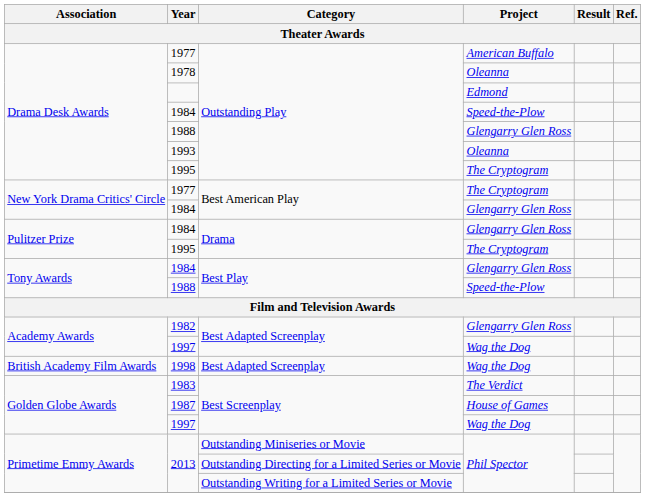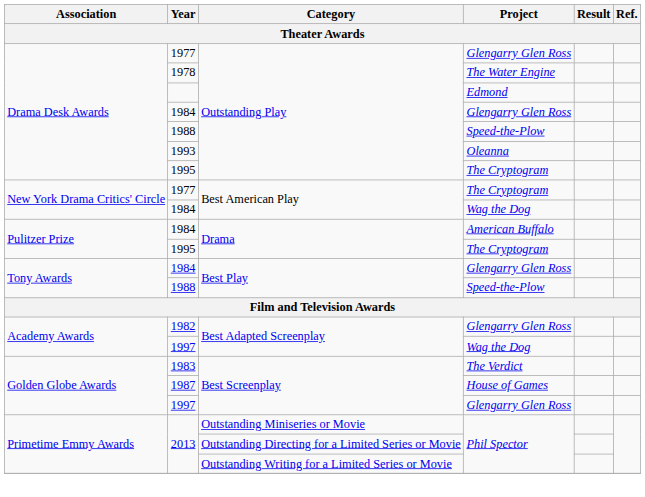(510, 53) American Buffalo -> (519, 53) Glengarry Glen Ross
(488, 72) Oleanna -> (511, 72) The Water Engine
(506, 111) Speed-the-Plow -> (519, 111) Glengarry Glen Ross
(519, 131) Glengarry Glen Ross -> (506, 131) Speed-the-Plow
(519, 209) Glengarry Glen Ross -> (498, 209) Wag the Dog
(519, 229) Glengarry Glen Ross -> (510, 229) American Buffalo
- row: (183, 365)
(498, 424) Wag the Dog -> (519, 405) Glengarry Glen Ross
